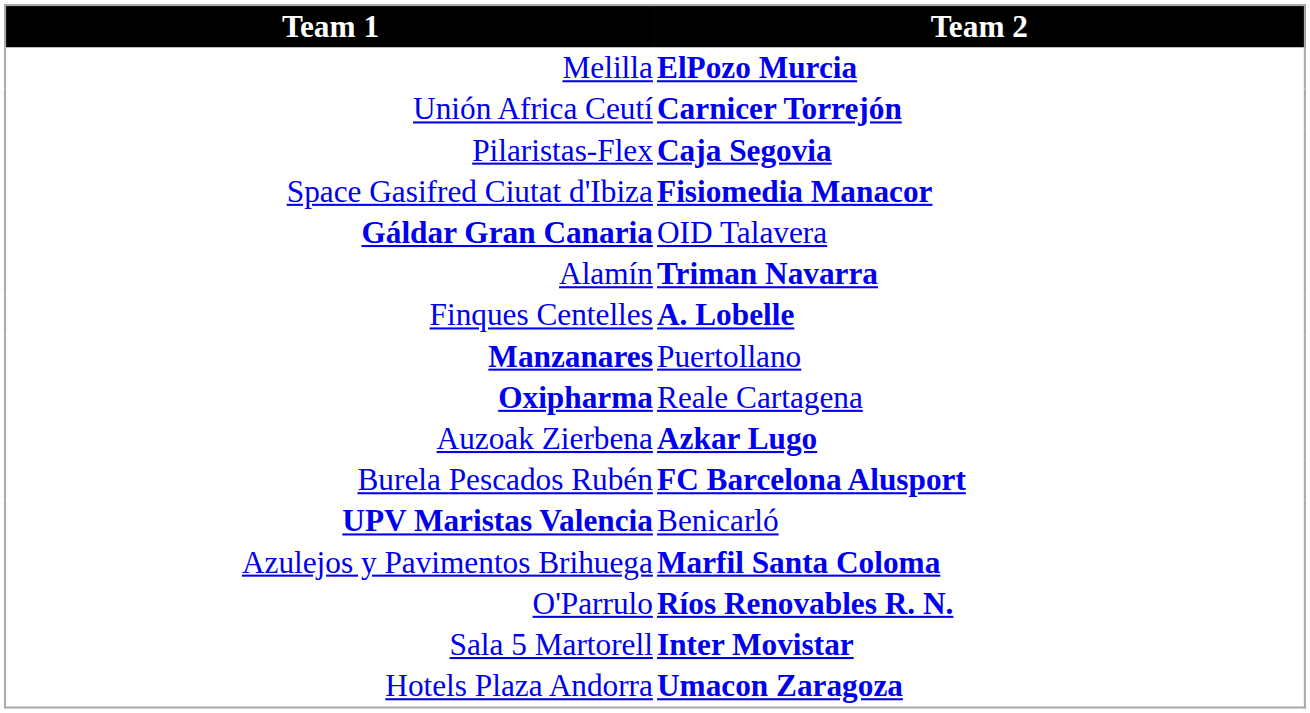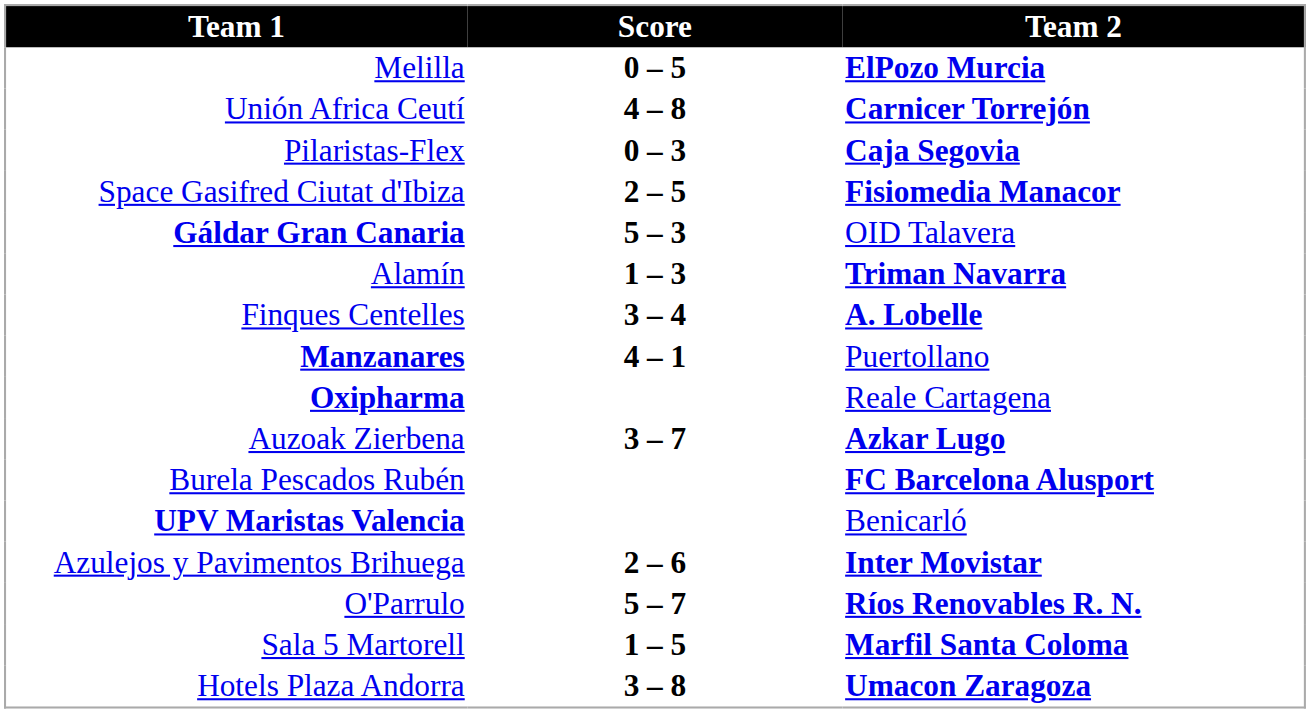+ column: (655, 26)
(799, 561) Marfil Santa Coloma -> (943, 561) Inter Movistar
(755, 644) Inter Movistar -> (987, 644) Marfil Santa Coloma
